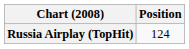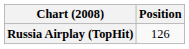(160, 33) 124 -> (160, 33) 126
